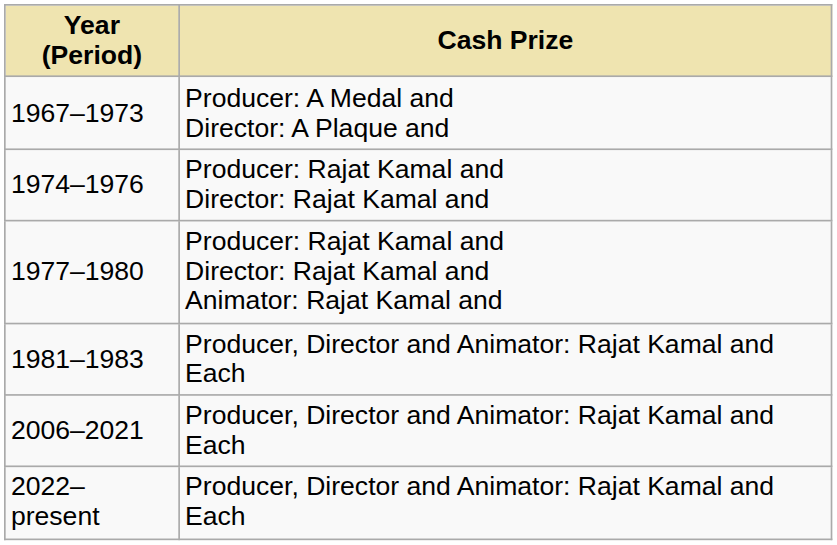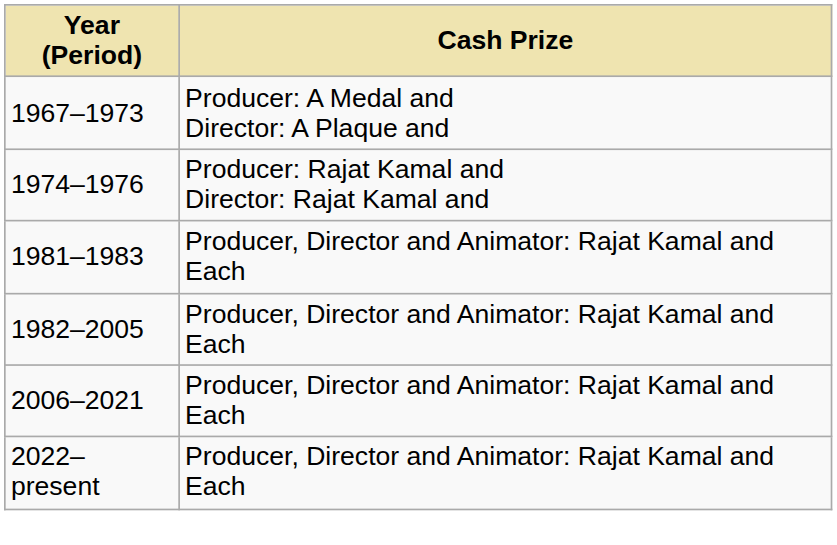- row: (77, 271)
+ row: (77, 328)
